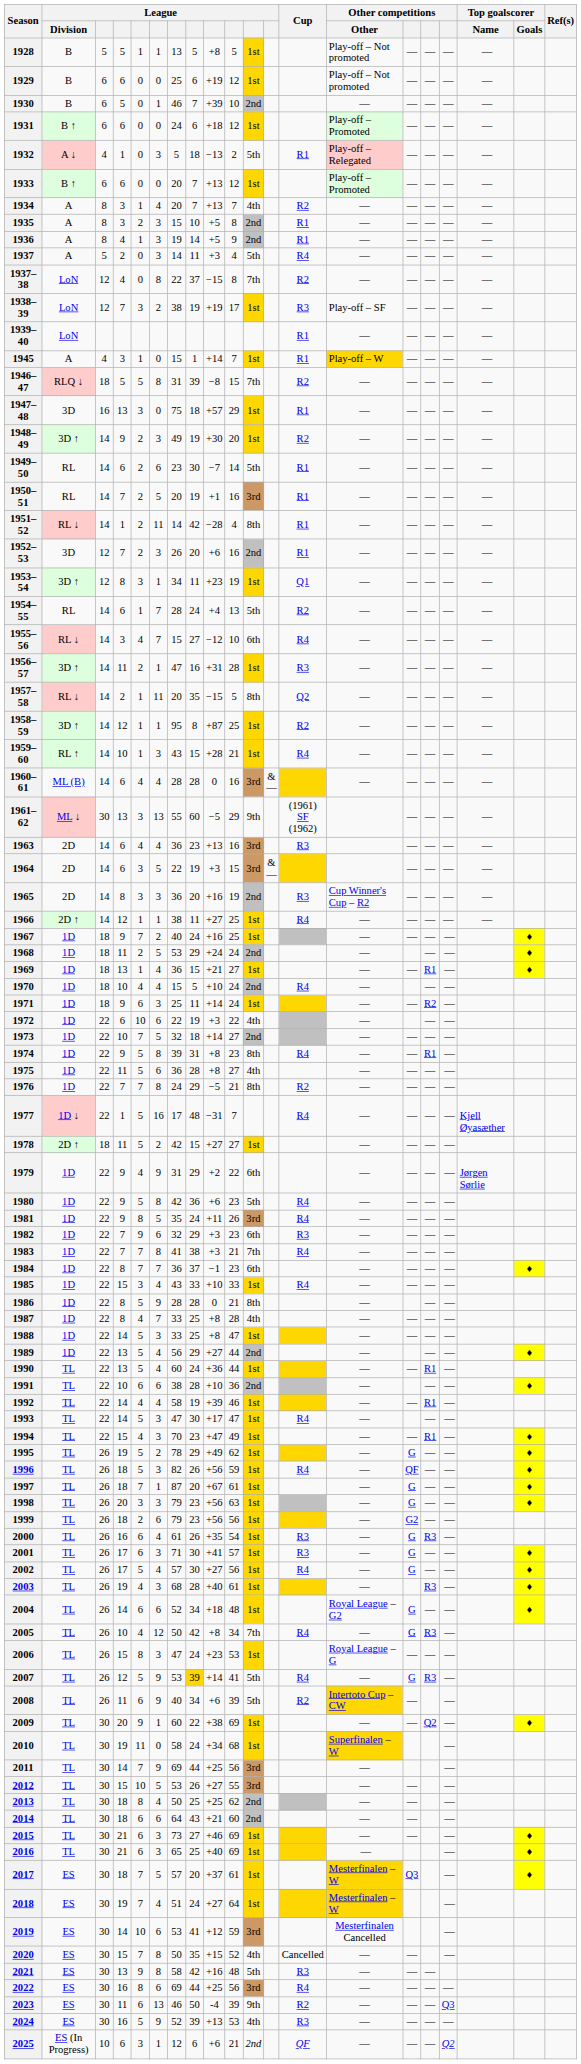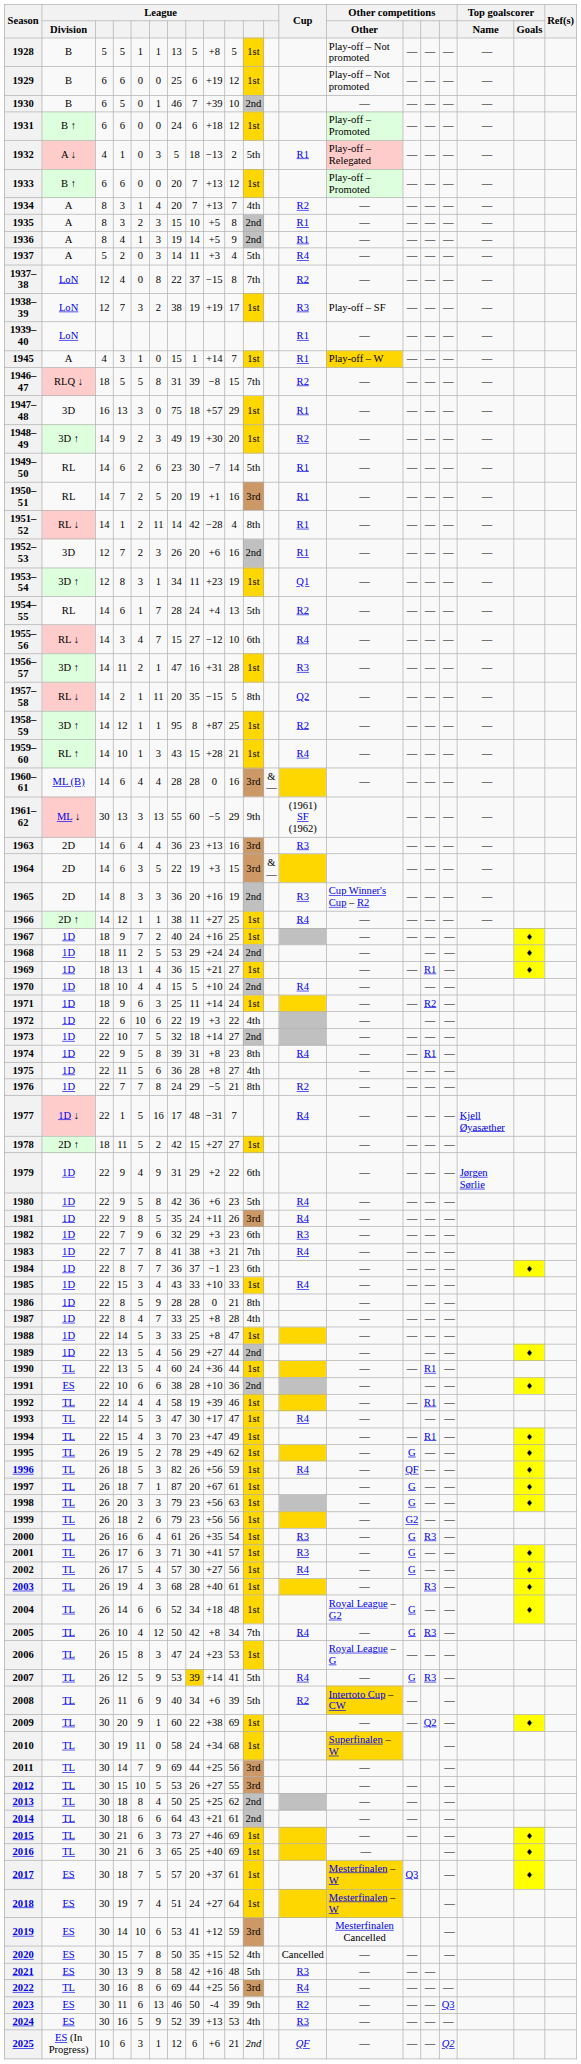(69, 1386) TL -> (69, 1386) ES
(234, 1818) 60 -> (234, 1818) 61
(69, 1988) ES -> (69, 1988) TL
